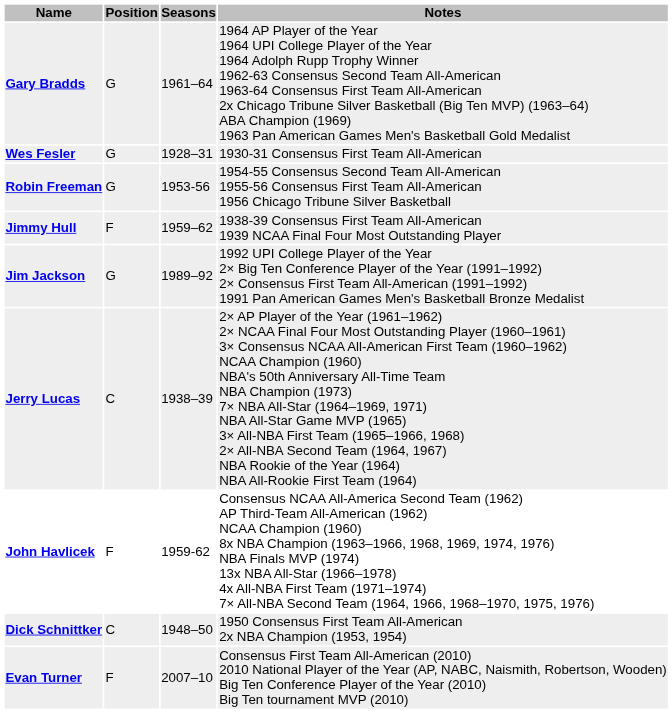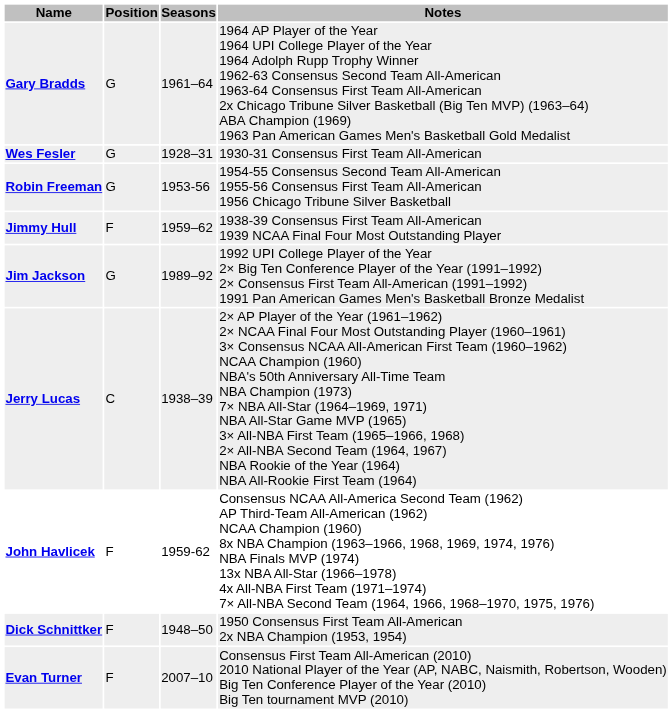(110, 629) C -> (110, 629) F
